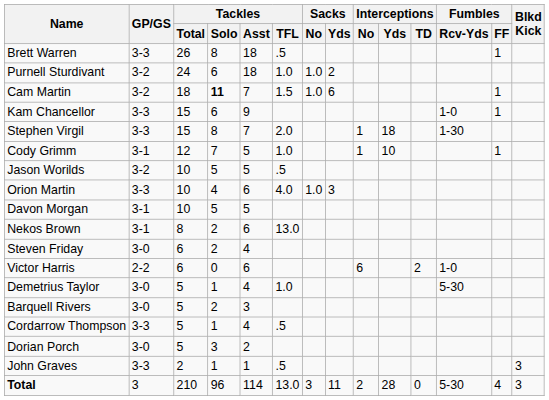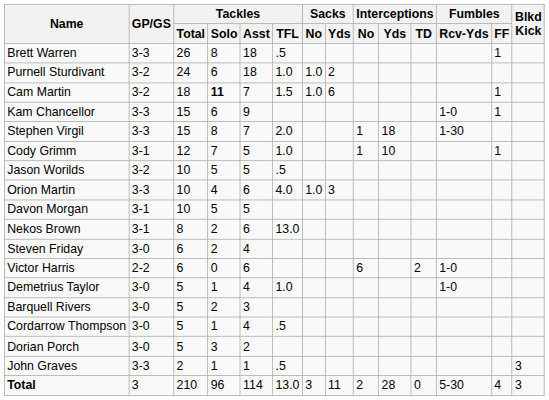(452, 287) 5-30 -> (448, 287) 1-0
(141, 326) 3-3 -> (141, 326) 3-0
